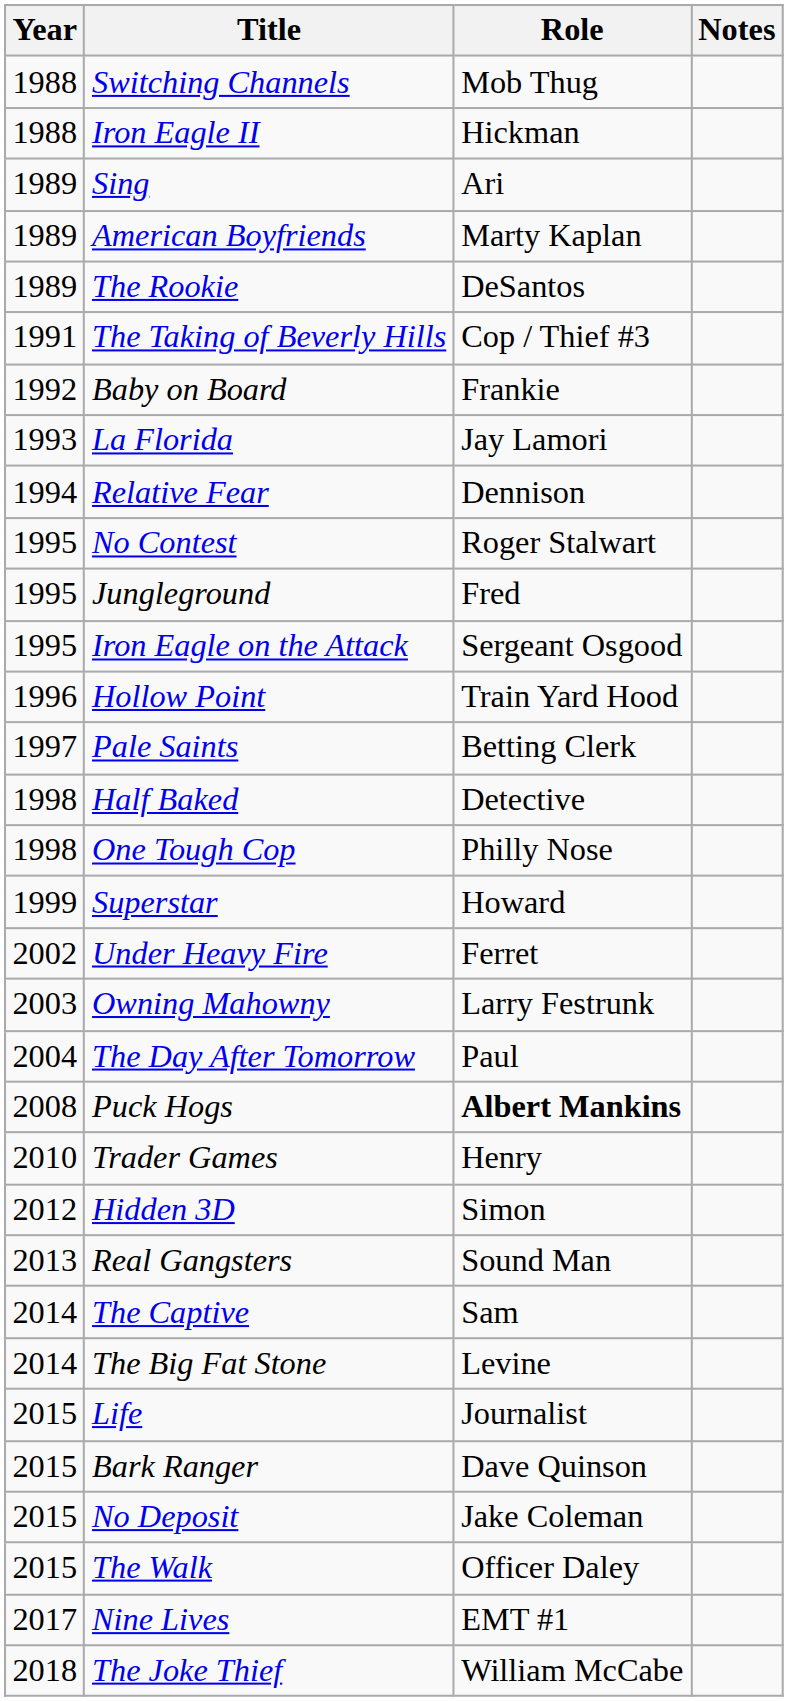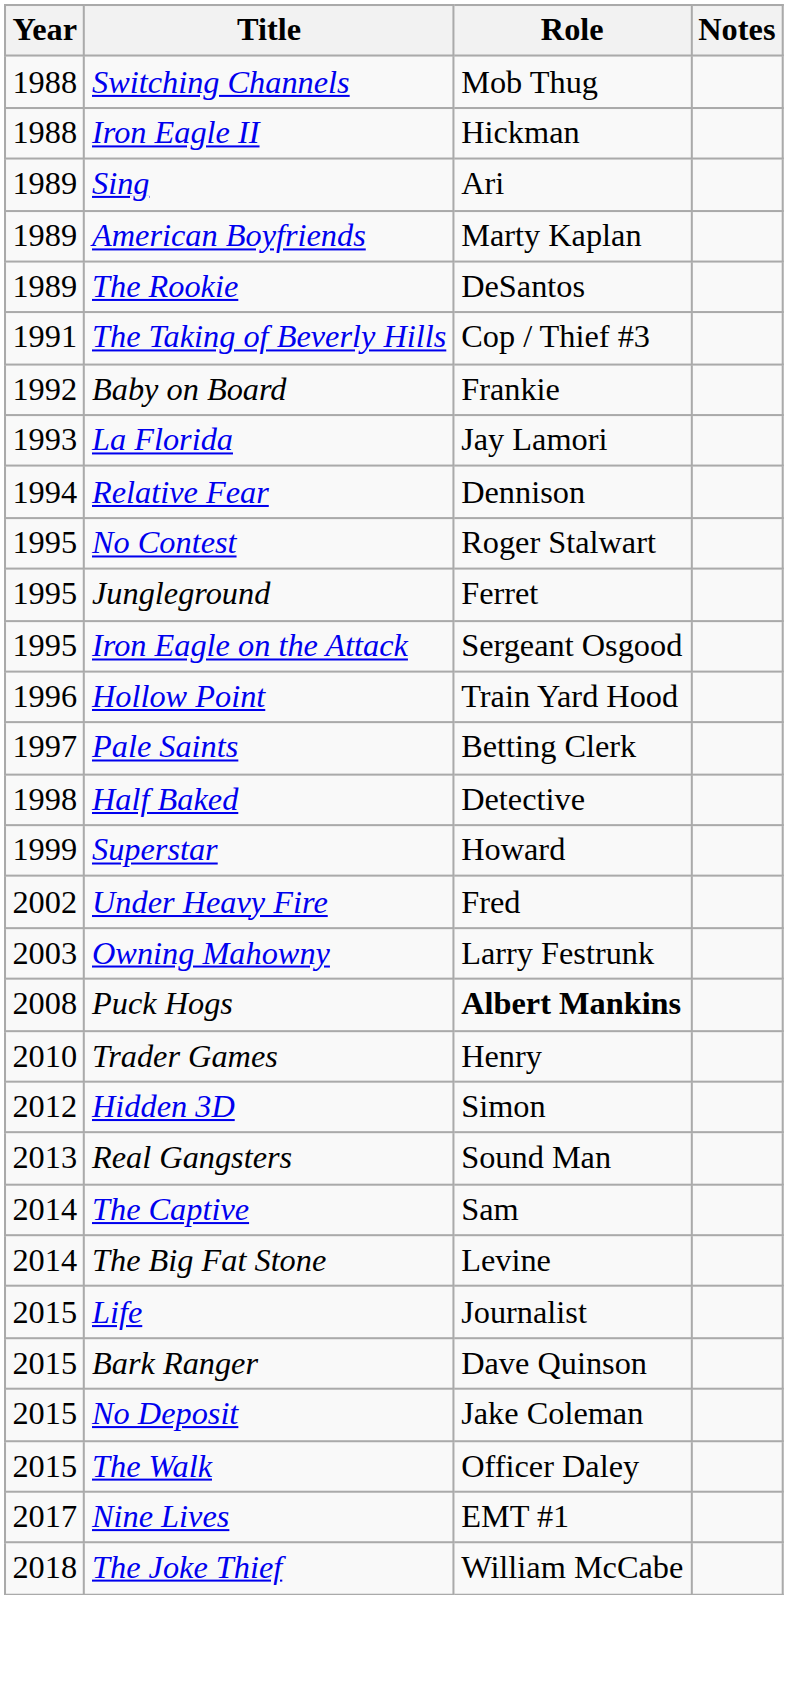(491, 593) Fred -> (500, 593) Ferret
- row: (194, 850)
(500, 952) Ferret -> (491, 901) Fred
- row: (253, 1055)
